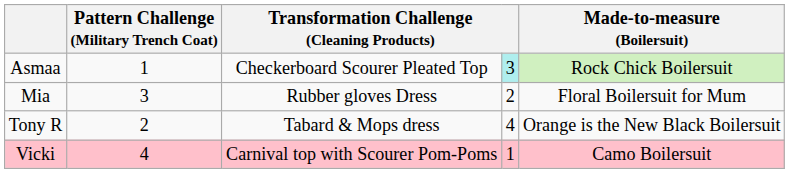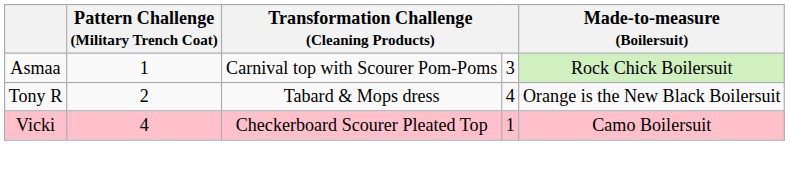(362, 67) Checkerboard Scourer Pleated Top -> (362, 67) Carnival top with Scourer Pom-Poms
(510, 67) paleturquoise background -> (510, 67) no background
- row: (35, 96)
(362, 153) Carnival top with Scourer Pom-Poms -> (362, 125) Checkerboard Scourer Pleated Top
